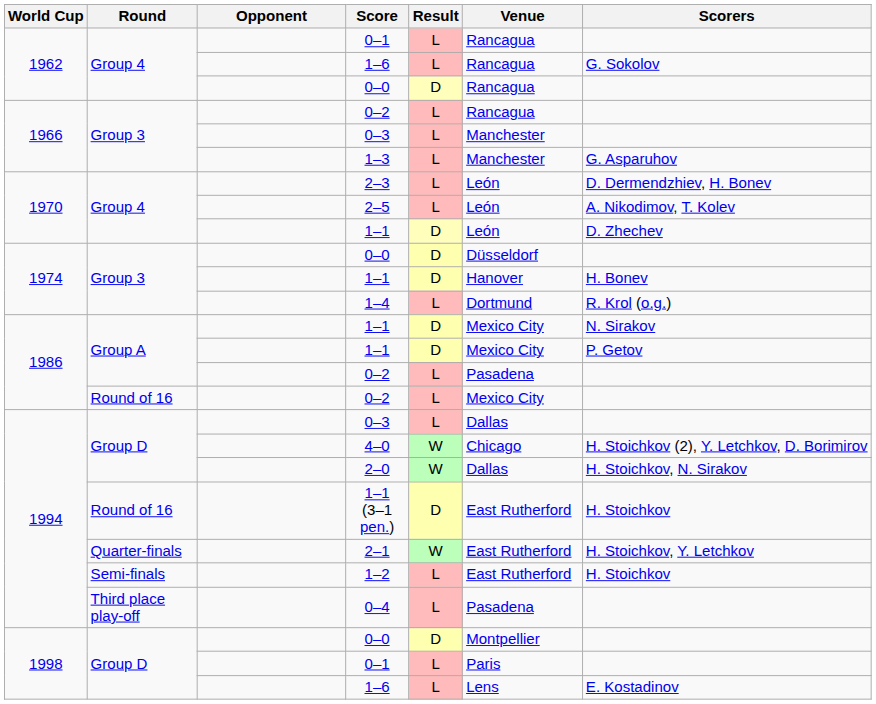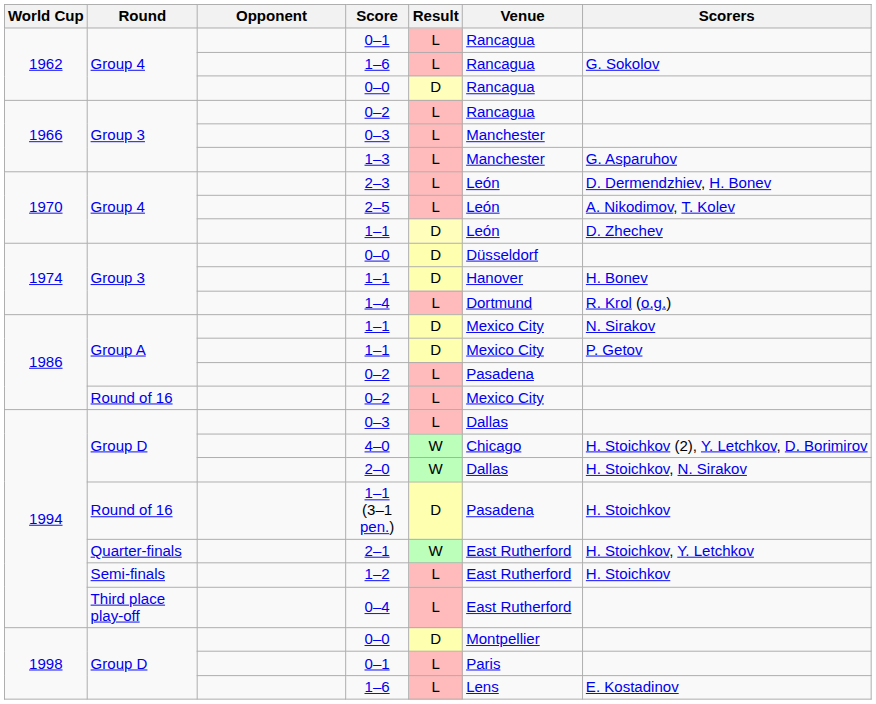(519, 510) East Rutherford -> (500, 510) Pasadena
(500, 607) Pasadena -> (519, 607) East Rutherford
